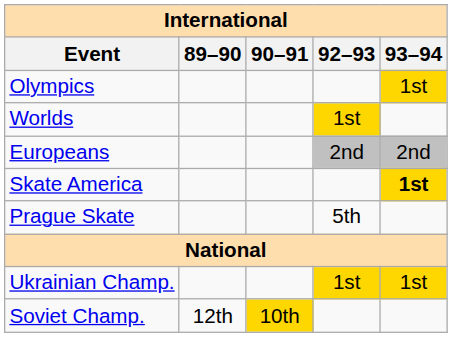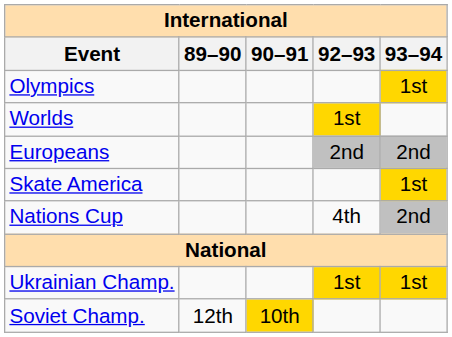(414, 184) bold -> (414, 184) normal
+ row: (66, 217)
- row: (72, 217)
